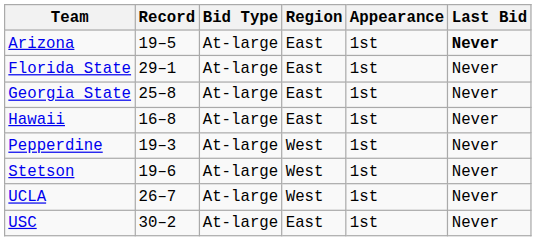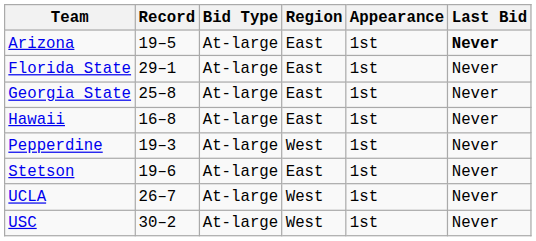(305, 171) West -> (305, 171) East
(305, 223) East -> (305, 223) West
